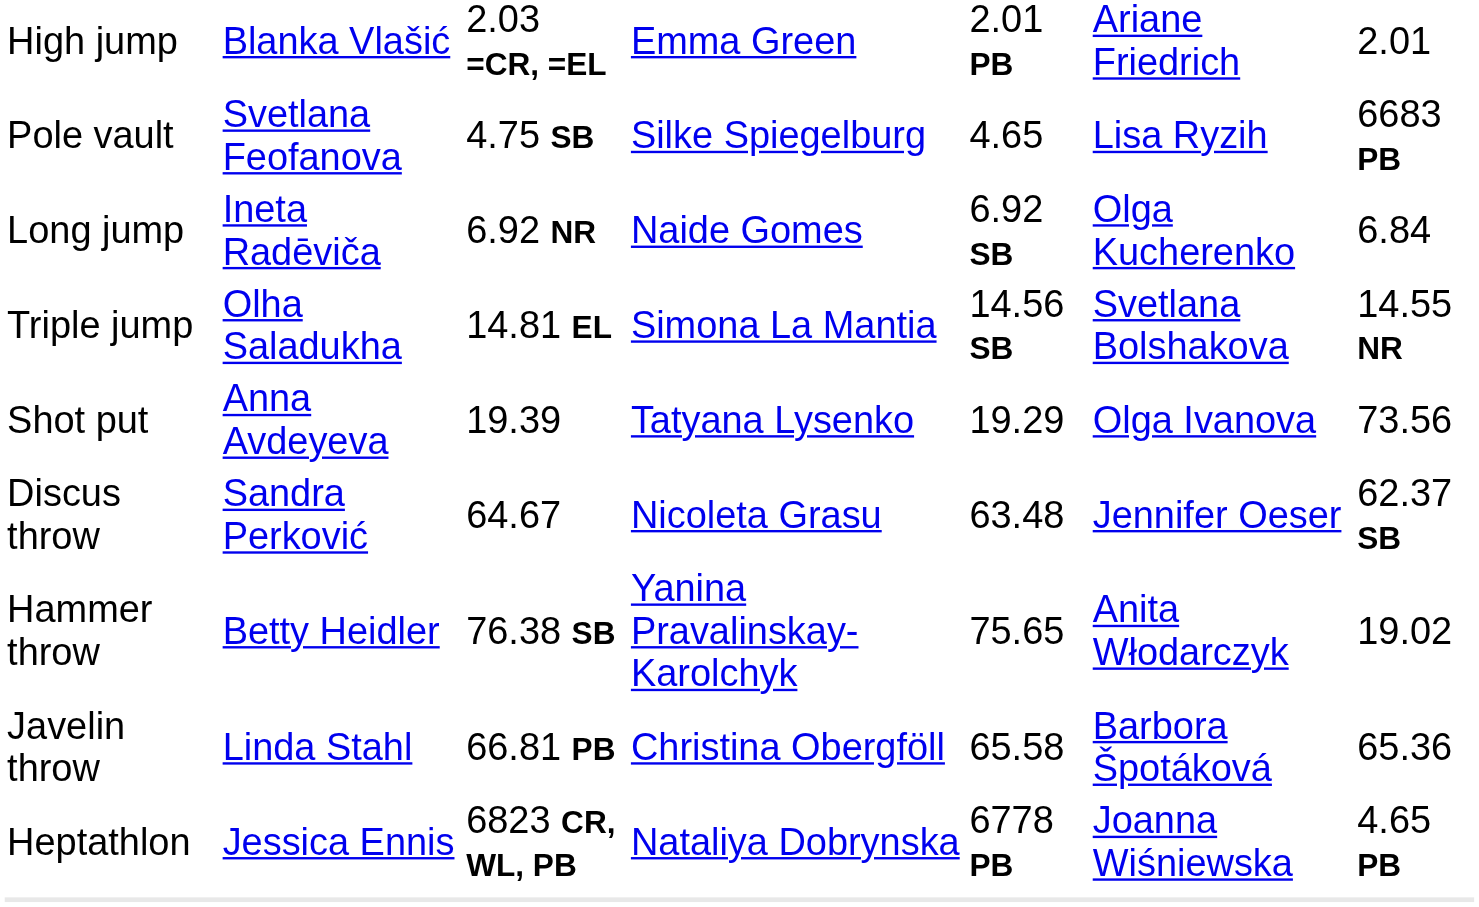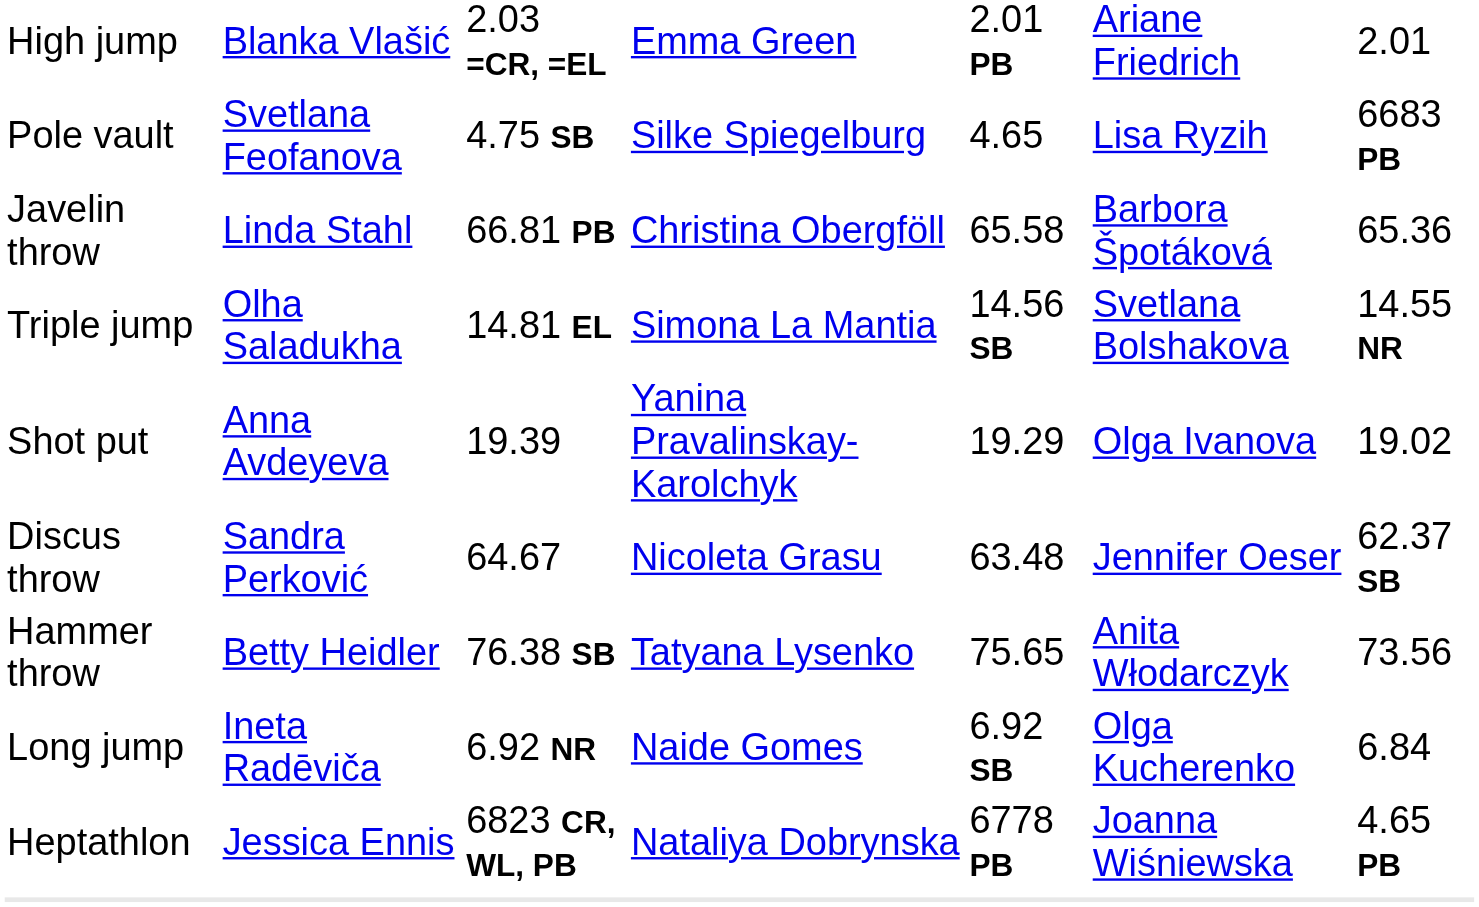rows swapped: (96, 230) <-> (66, 747)
(772, 420) Tatyana Lysenko -> (745, 441) Yanina Pravalinskay-Karolchyk
(1405, 420) 73.56 -> (1405, 441) 19.02
(745, 631) Yanina Pravalinskay-Karolchyk -> (772, 652) Tatyana Lysenko
(1405, 631) 19.02 -> (1405, 652) 73.56
